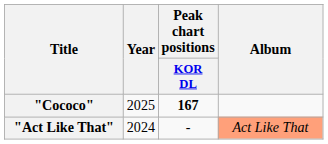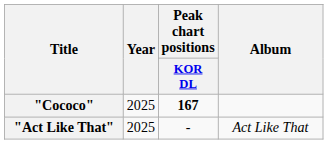(141, 127) 2024 -> (141, 127) 2025
(270, 127) lightsalmon background -> (270, 127) no background
